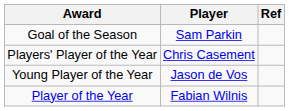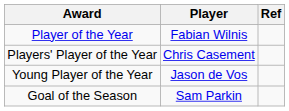rows swapped: (82, 95) <-> (82, 34)
